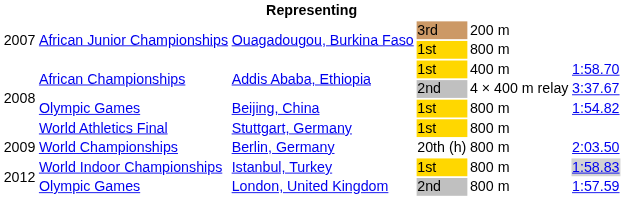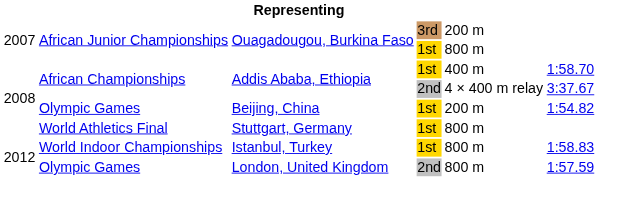(490, 108) 800 m -> (464, 108) 200 m
- row: (283, 147)
(596, 167) lightgrey background -> (570, 147) no background
